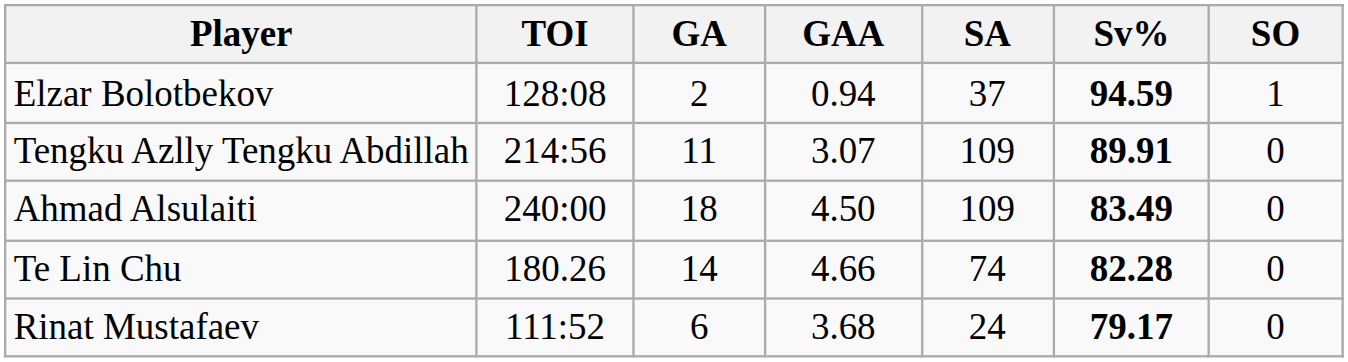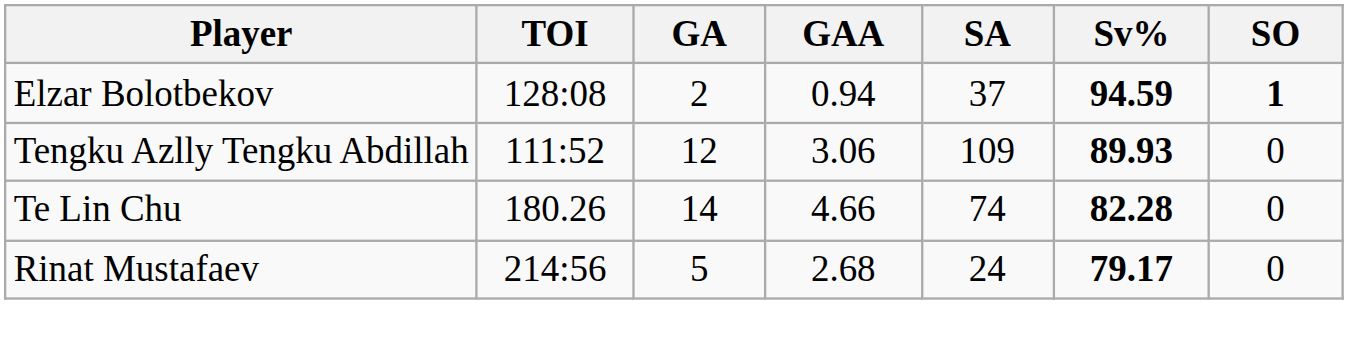(1276, 92) normal -> (1276, 92) bold
(555, 151) 214:56 -> (555, 151) 111:52
(699, 151) 11 -> (699, 151) 12
(843, 151) 3.07 -> (843, 151) 3.06
(1131, 151) 89.91 -> (1131, 151) 89.93
- row: (135, 209)
(555, 326) 111:52 -> (555, 268) 214:56
(699, 326) 6 -> (699, 268) 5
(843, 326) 3.68 -> (843, 268) 2.68
